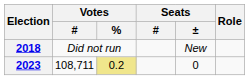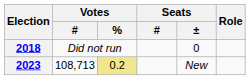(196, 48) New -> (196, 48) 0
(74, 65) 108,711 -> (75, 65) 108,713
(196, 65) 0 -> (196, 65) New
